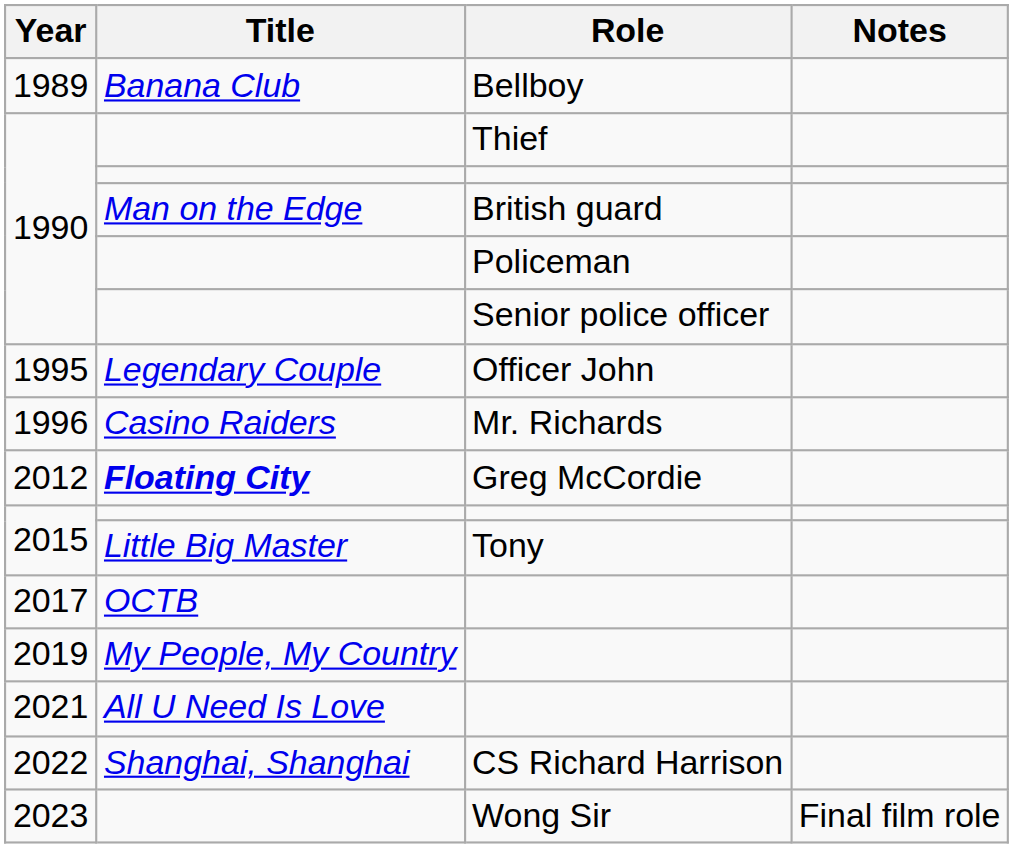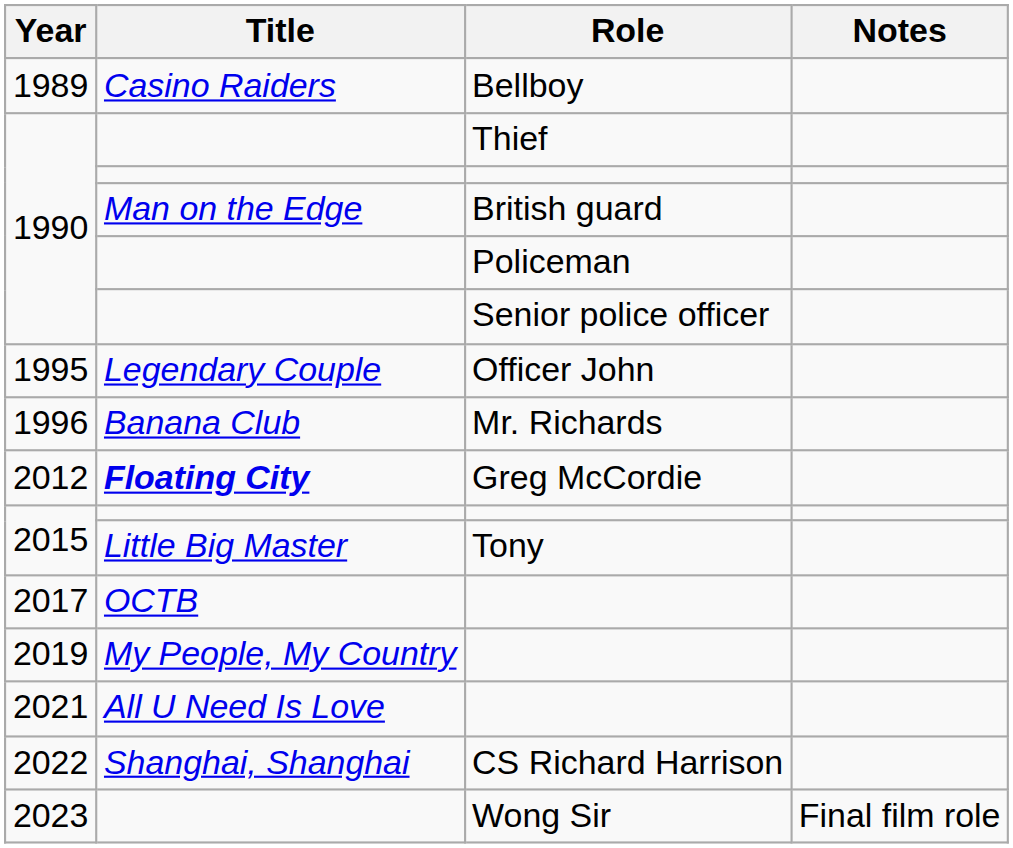(202, 85) Banana Club -> (220, 85) Casino Raiders
(220, 423) Casino Raiders -> (202, 423) Banana Club
